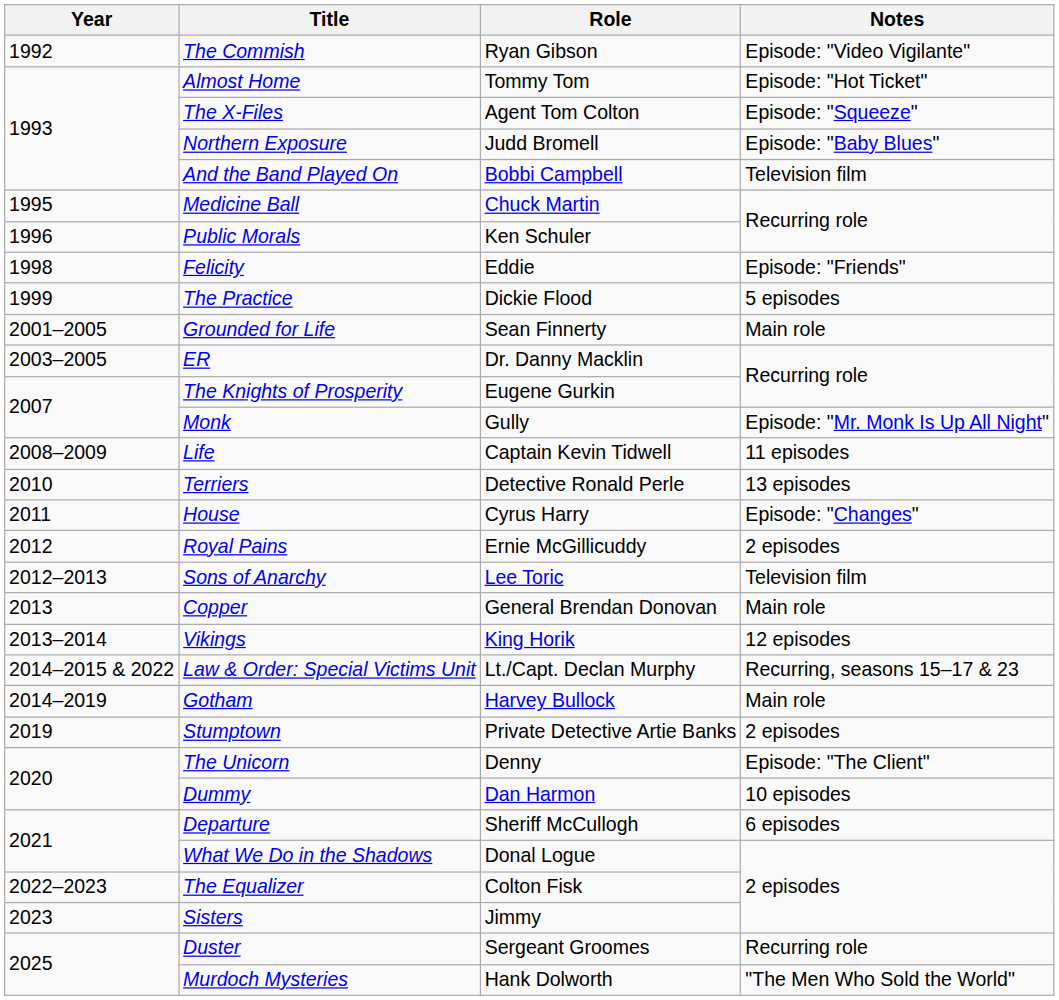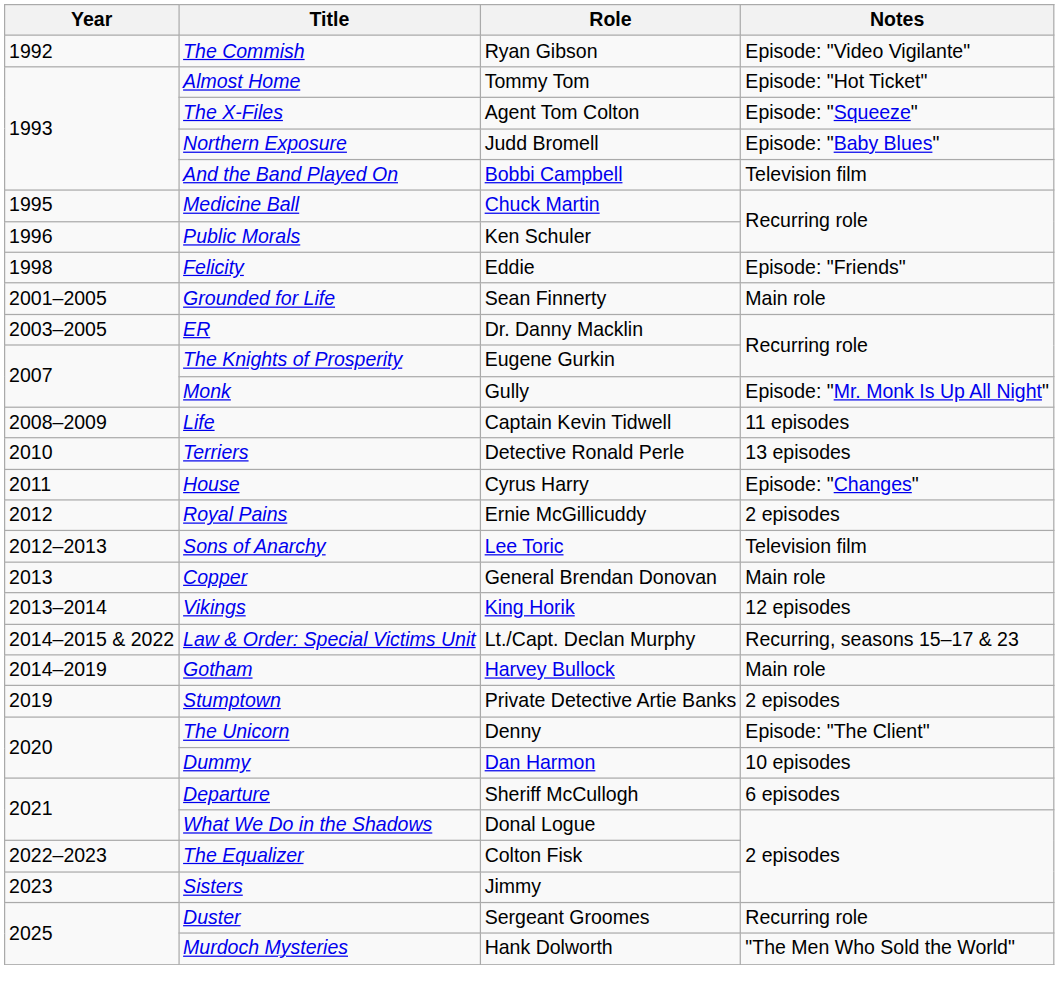- row: (238, 298)
